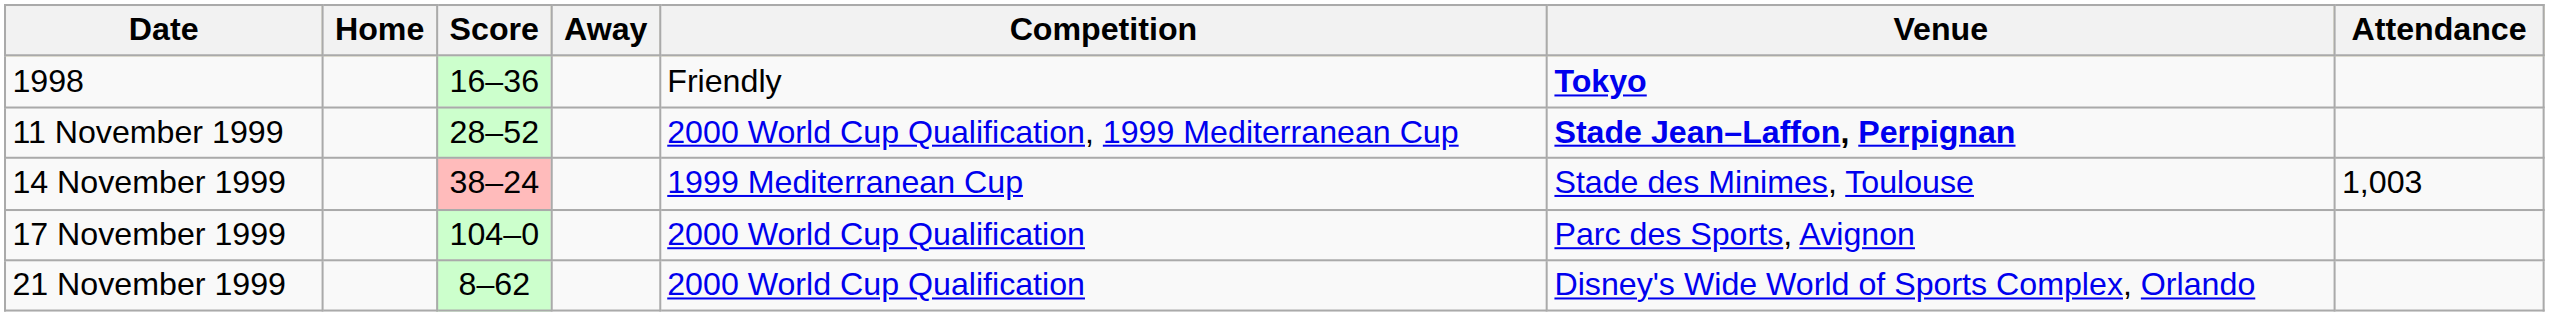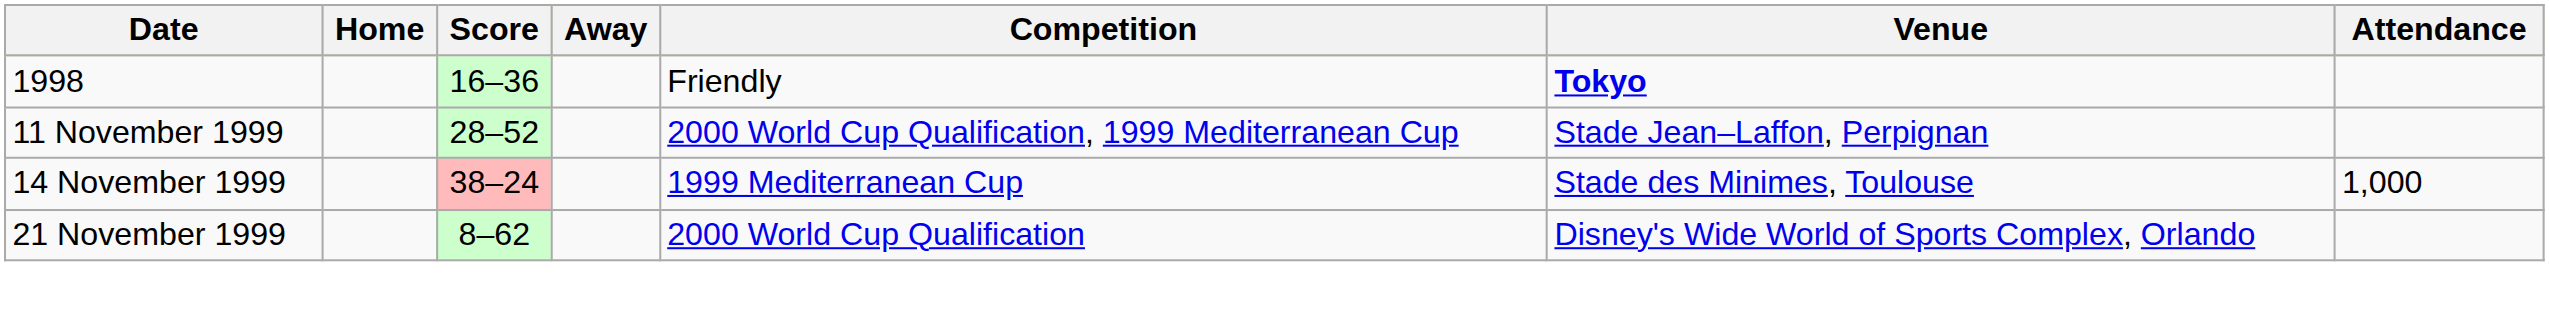(1785, 132) bold -> (1771, 132) normal
(2382, 183) 1,003 -> (2382, 183) 1,000
- row: (149, 234)
